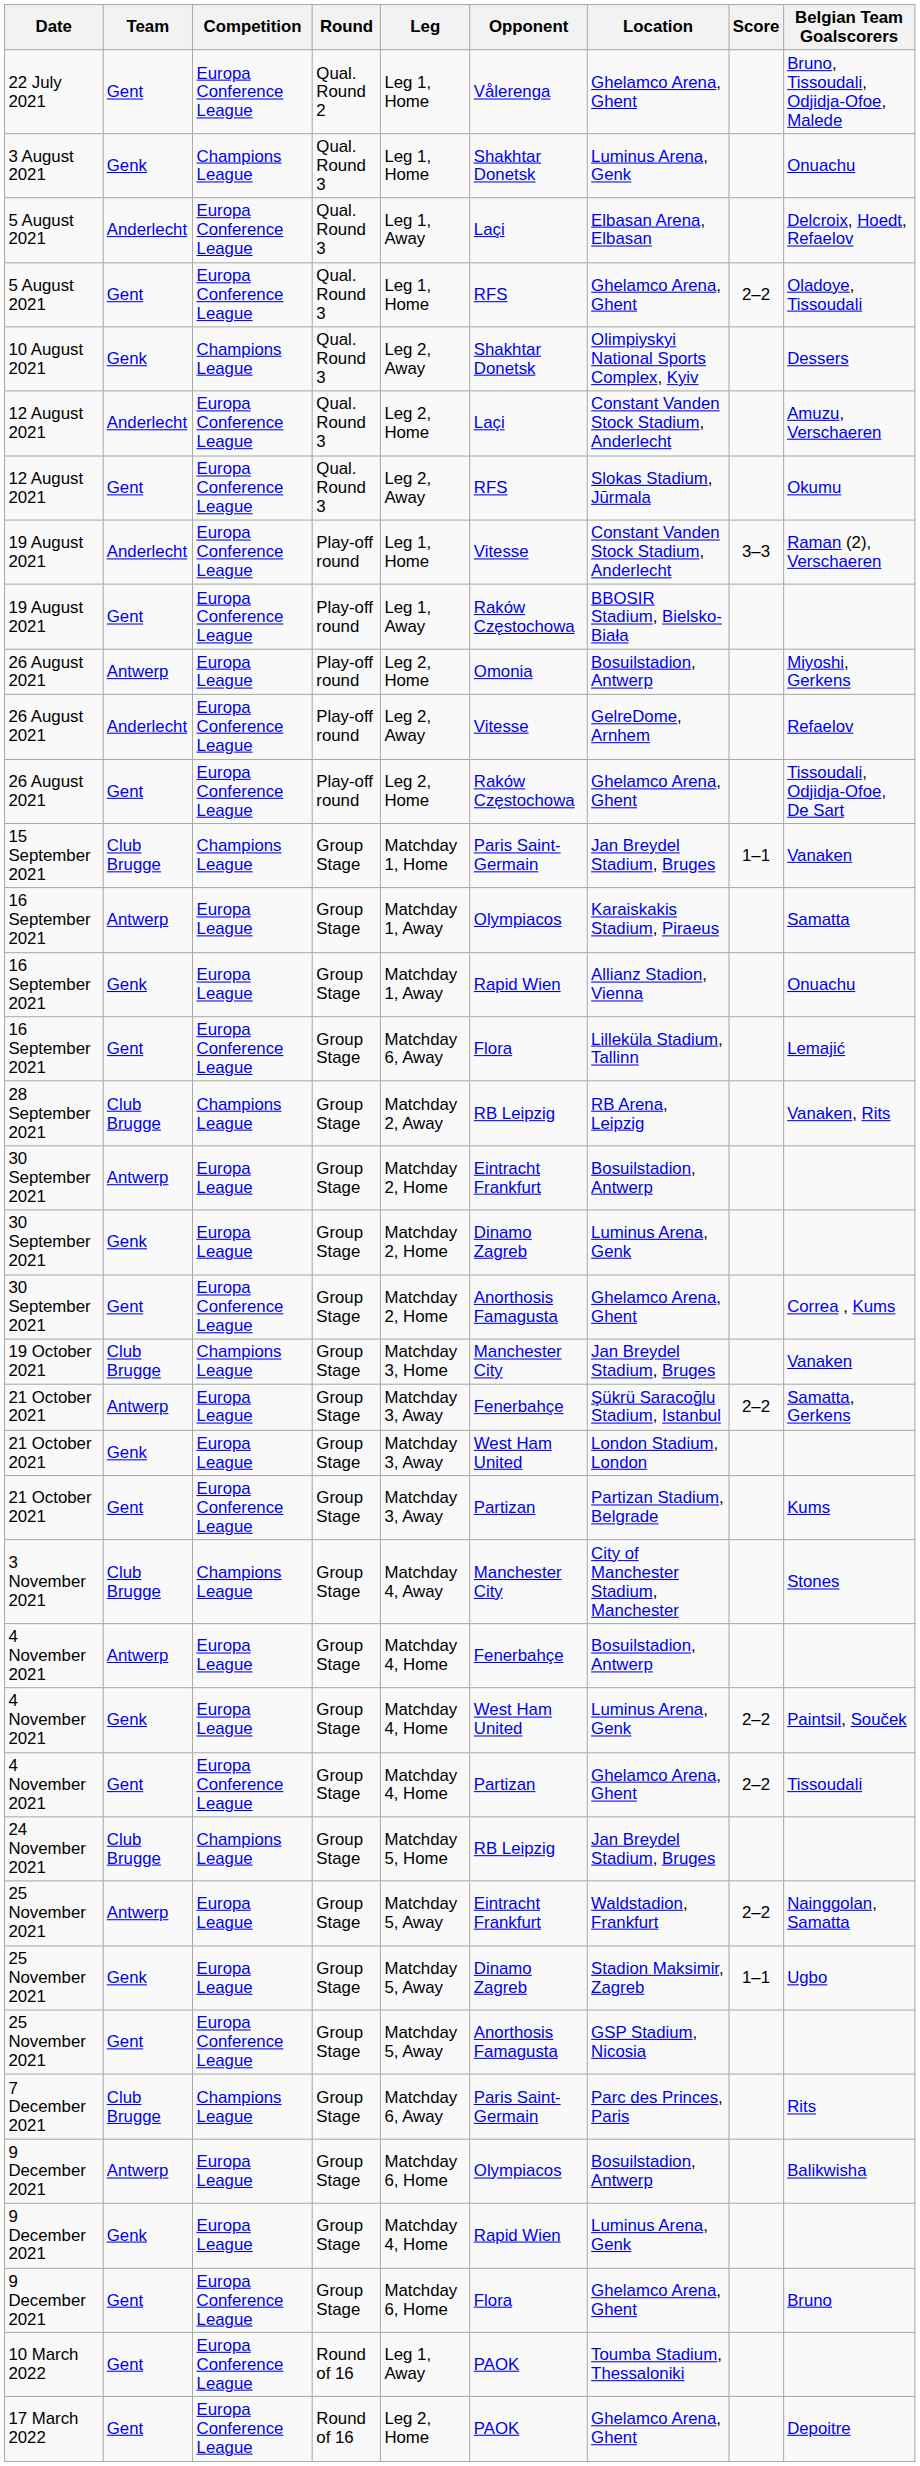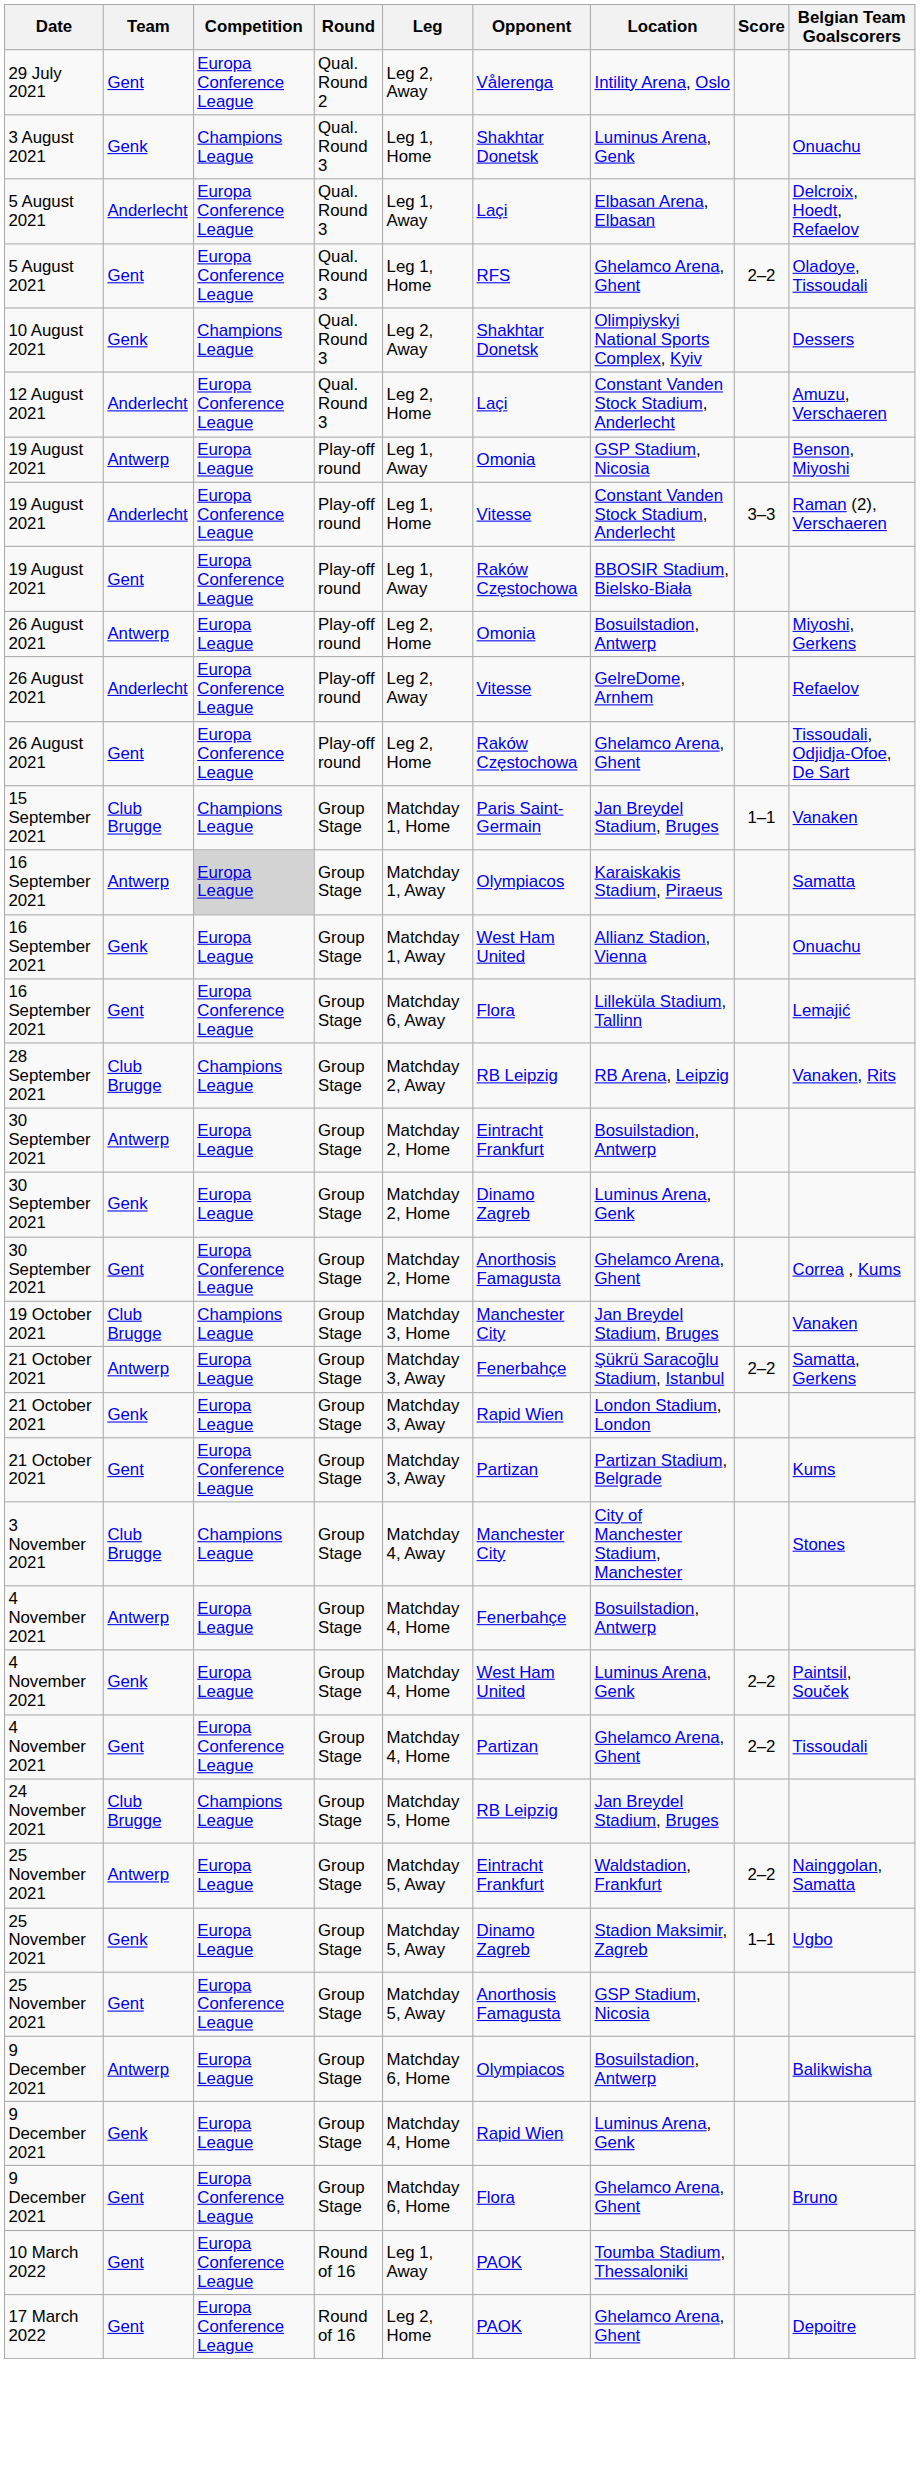- row: (35, 91)
+ row: (35, 82)
- row: (46, 487)
+ row: (46, 459)
(225, 920) no background -> (225, 882) lightgrey background
(517, 984) Rapid Wien -> (516, 946) West Ham United
(513, 1452) West Ham United -> (520, 1414) Rapid Wien
- row: (47, 2106)
